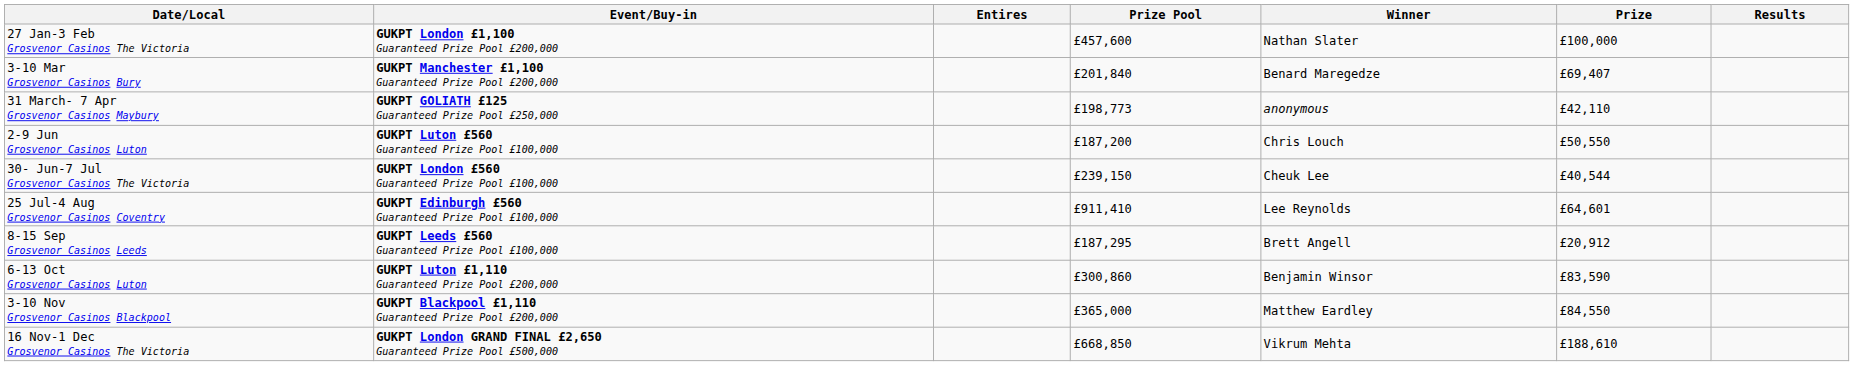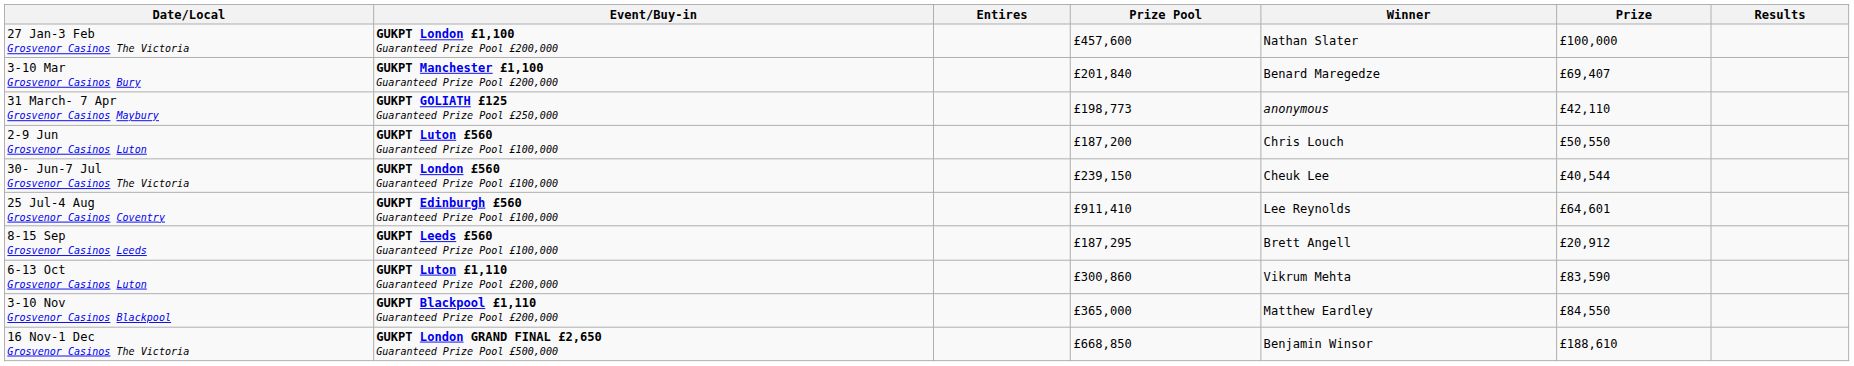(1318, 277) Benjamin Winsor -> (1307, 277) Vikrum Mehta
(1307, 344) Vikrum Mehta -> (1318, 344) Benjamin Winsor
